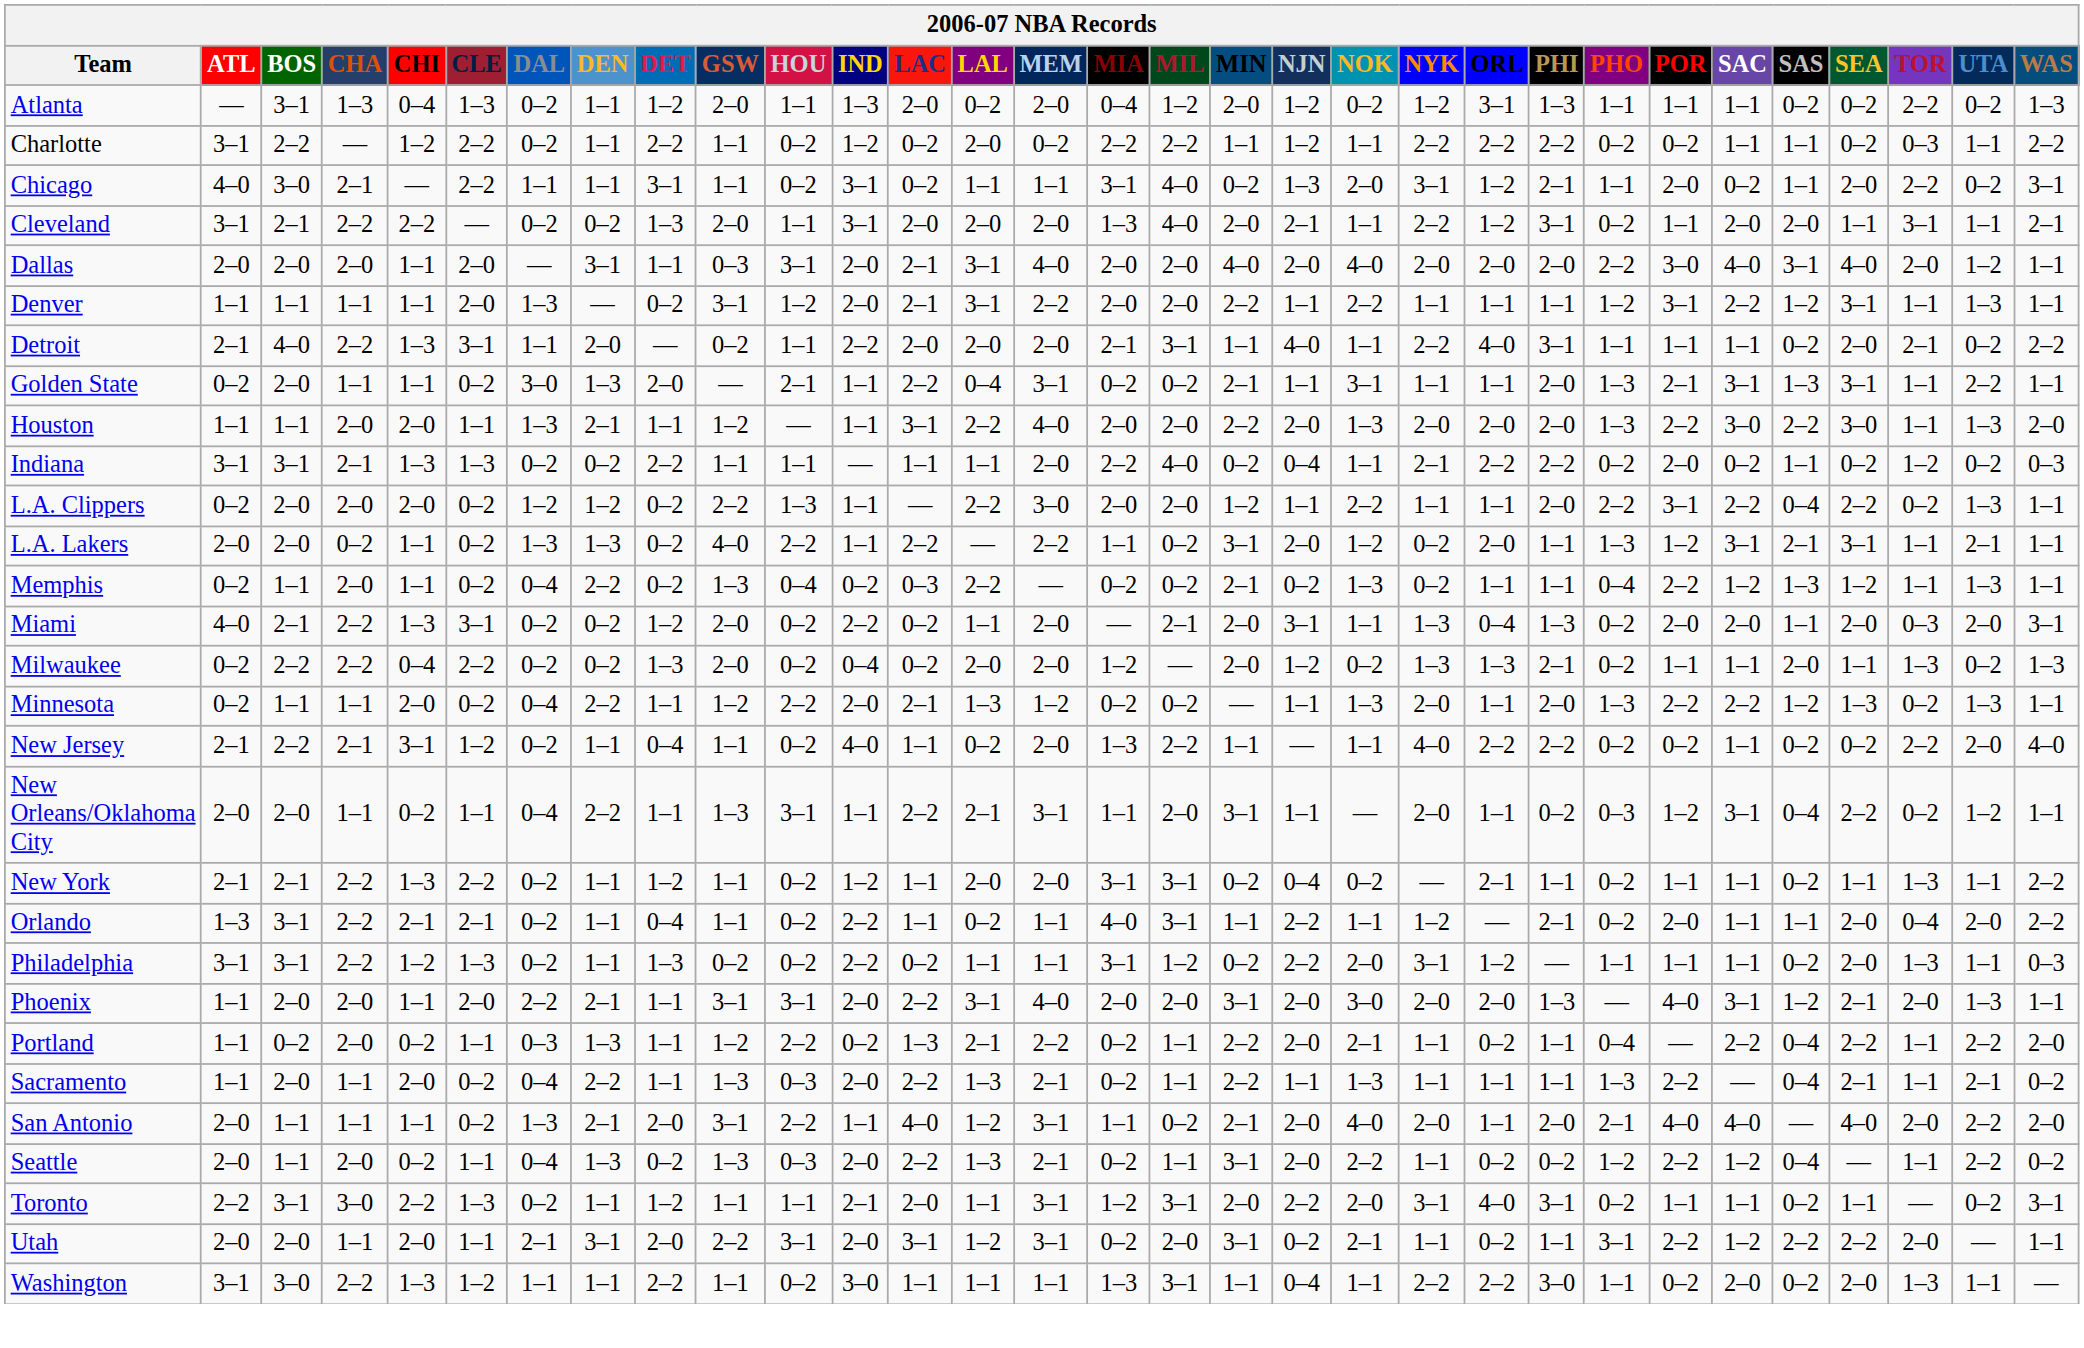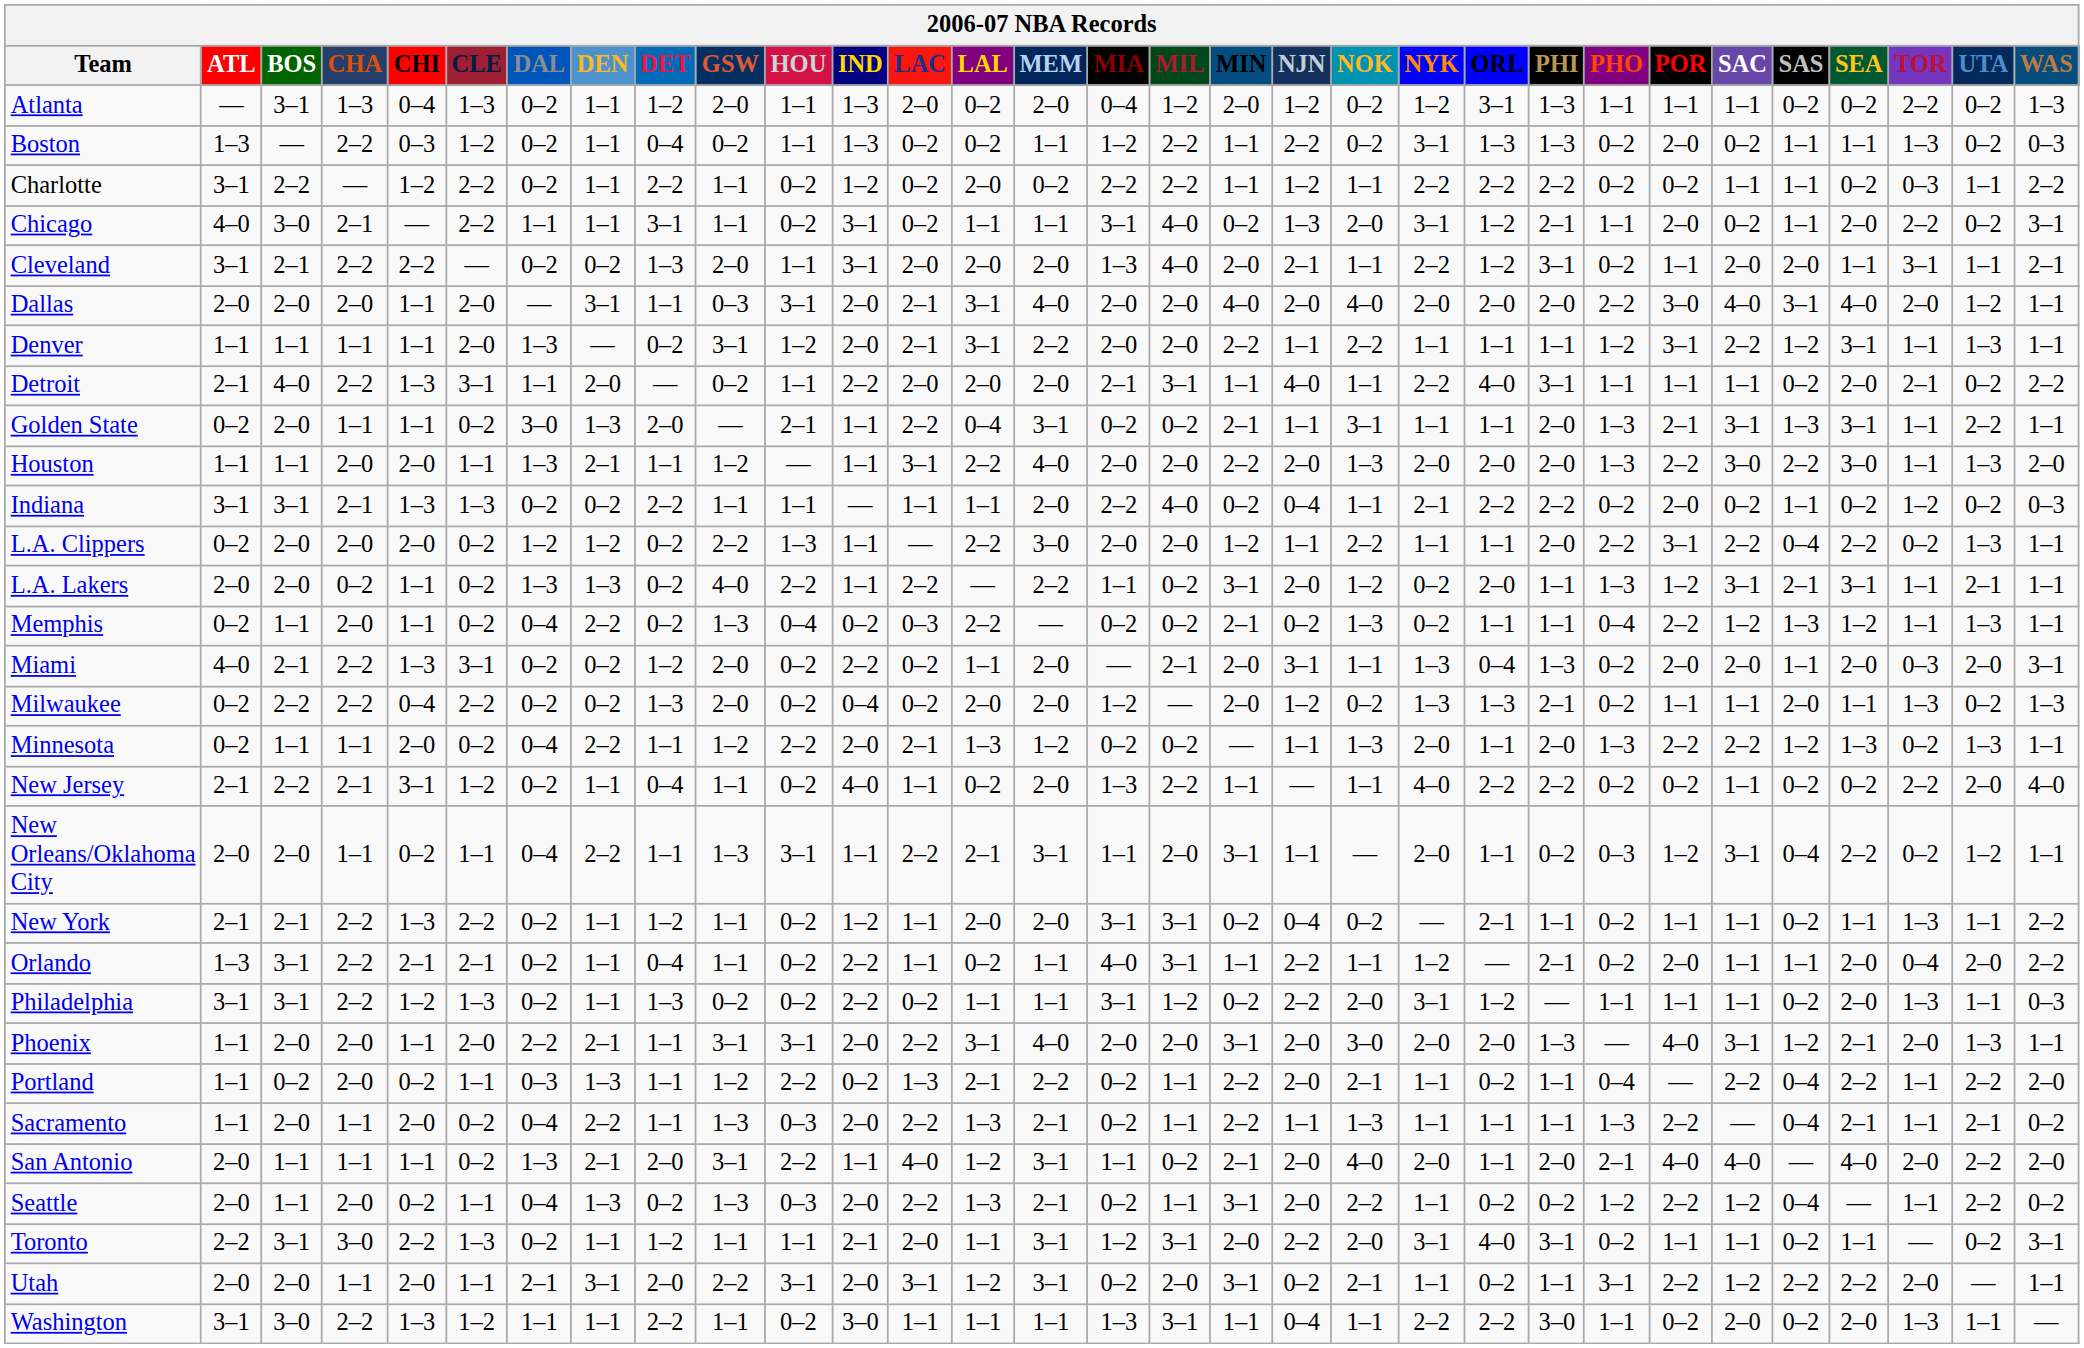+ row: (45, 144)
